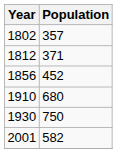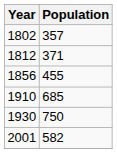(53, 76) 452 -> (53, 76) 455
(53, 96) 680 -> (53, 96) 685
